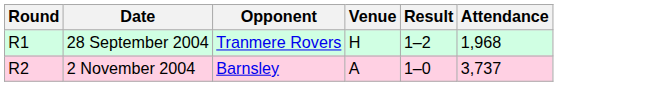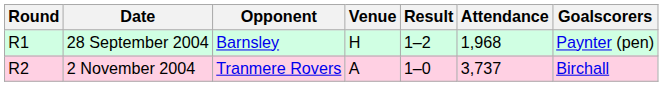+ column: (605, 17)
(279, 42) Tranmere Rovers -> (248, 42) Barnsley
(248, 68) Barnsley -> (279, 68) Tranmere Rovers
